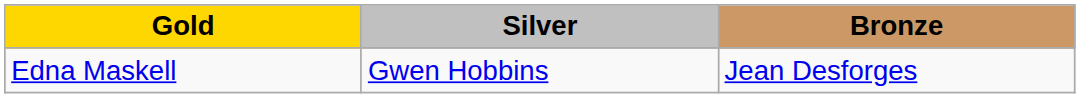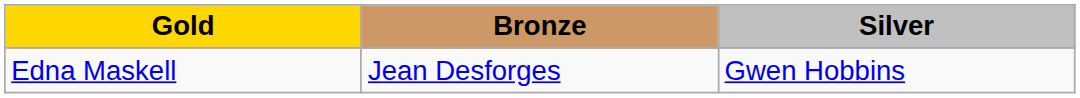columns swapped: (540, 26) <-> (897, 26)
